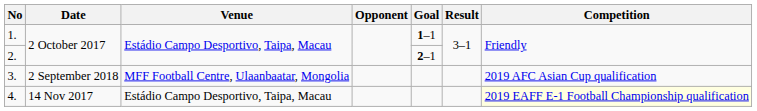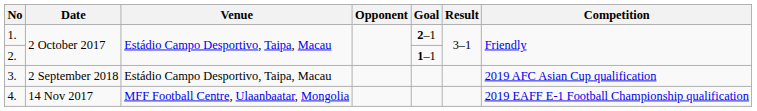(427, 34) 1–1 -> (427, 34) 2–1
(427, 55) 2–1 -> (427, 55) 1–1
(237, 75) MFF Football Centre, Ulaanbaatar, Mongolia -> (228, 75) Estádio Campo Desportivo, Taipa, Macau
(228, 95) Estádio Campo Desportivo, Taipa, Macau -> (237, 95) MFF Football Centre, Ulaanbaatar, Mongolia
(617, 95) lightyellow background -> (617, 95) no background
